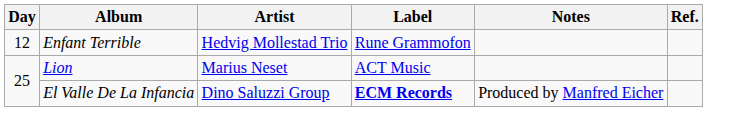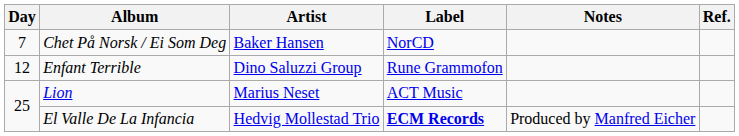+ row: (135, 42)
(274, 42) Hedvig Mollestad Trio -> (298, 67) Dino Saluzzi Group
(266, 93) Dino Saluzzi Group -> (306, 118) Hedvig Mollestad Trio
